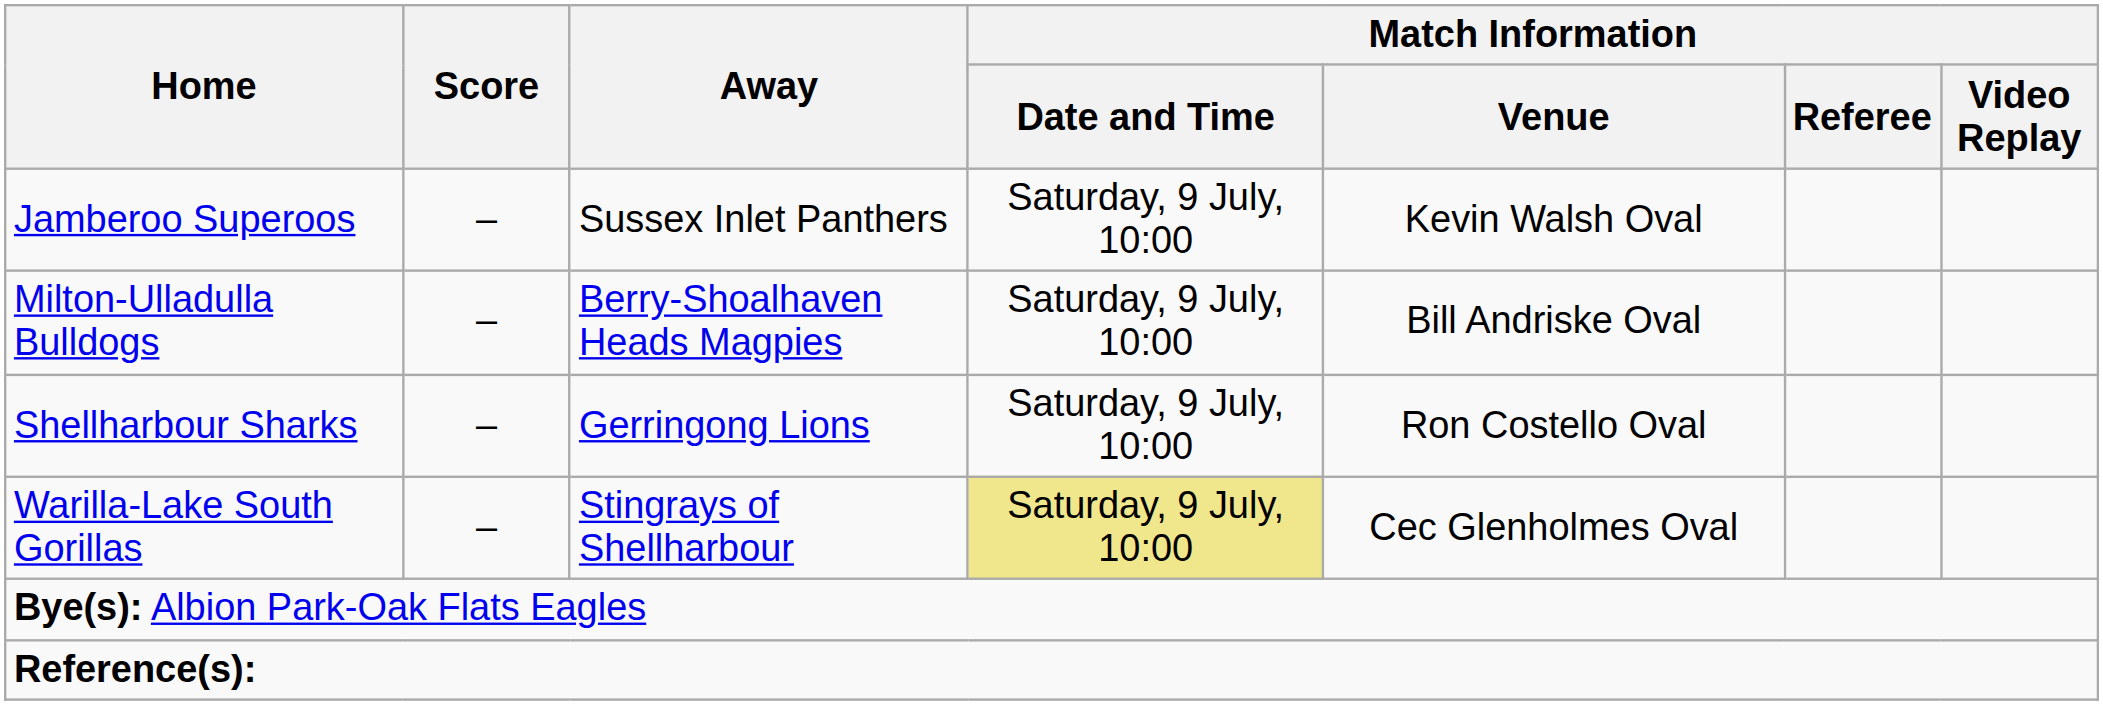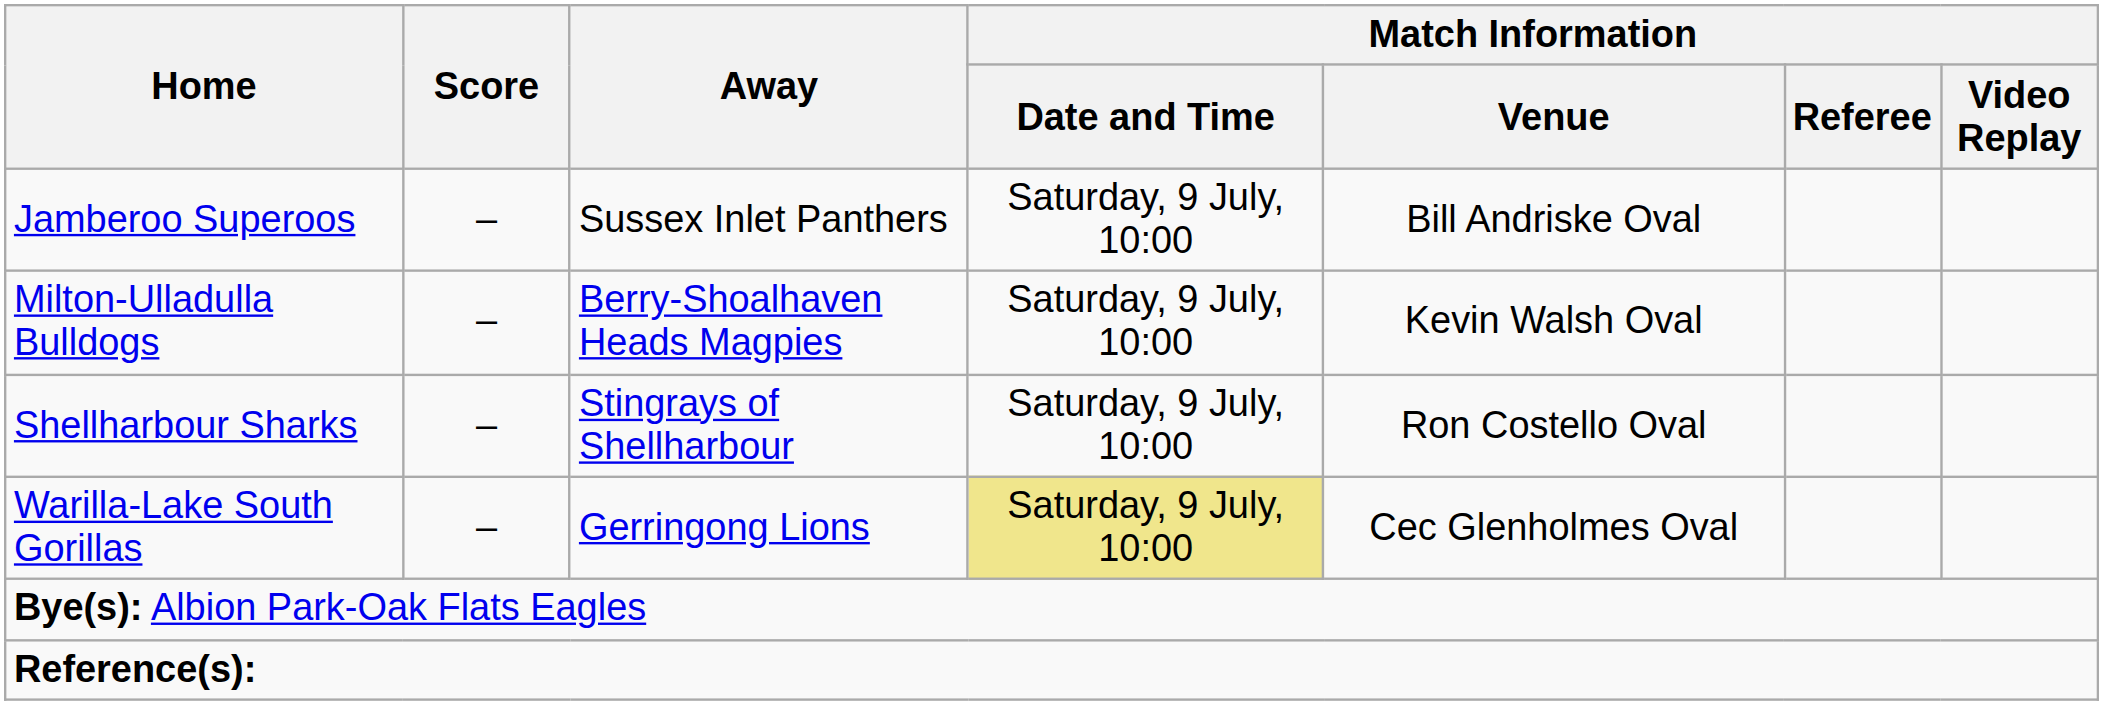(1554, 218) Kevin Walsh Oval -> (1554, 218) Bill Andriske Oval
(1554, 321) Bill Andriske Oval -> (1554, 321) Kevin Walsh Oval
(724, 424) Gerringong Lions -> (686, 424) Stingrays of Shellharbour
(686, 527) Stingrays of Shellharbour -> (724, 527) Gerringong Lions
